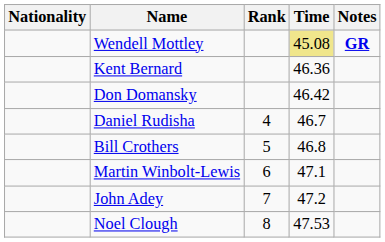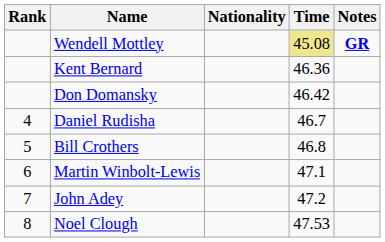columns swapped: (267, 17) <-> (47, 17)
